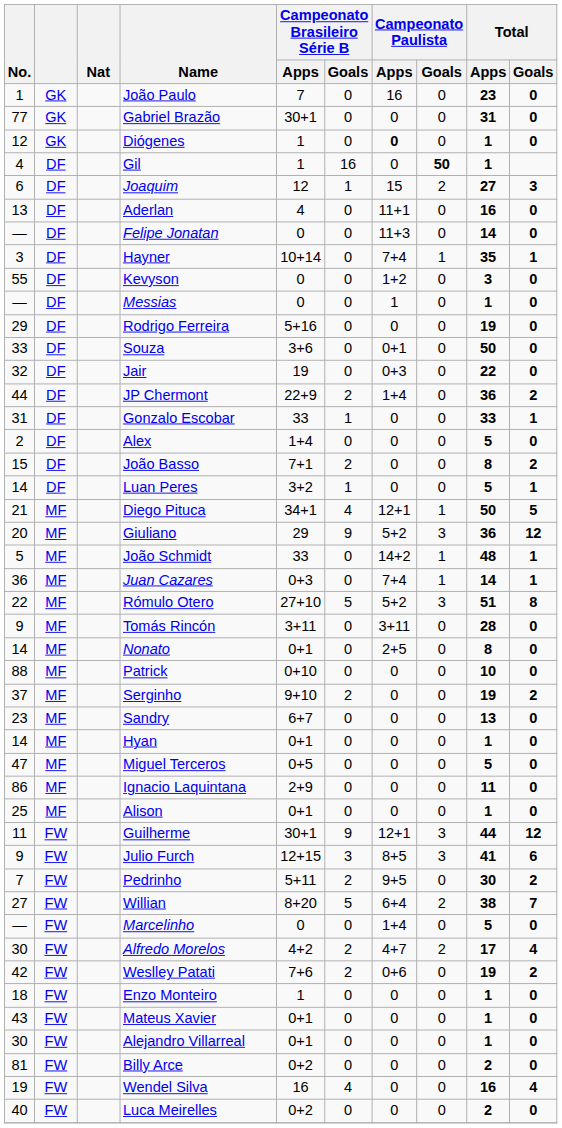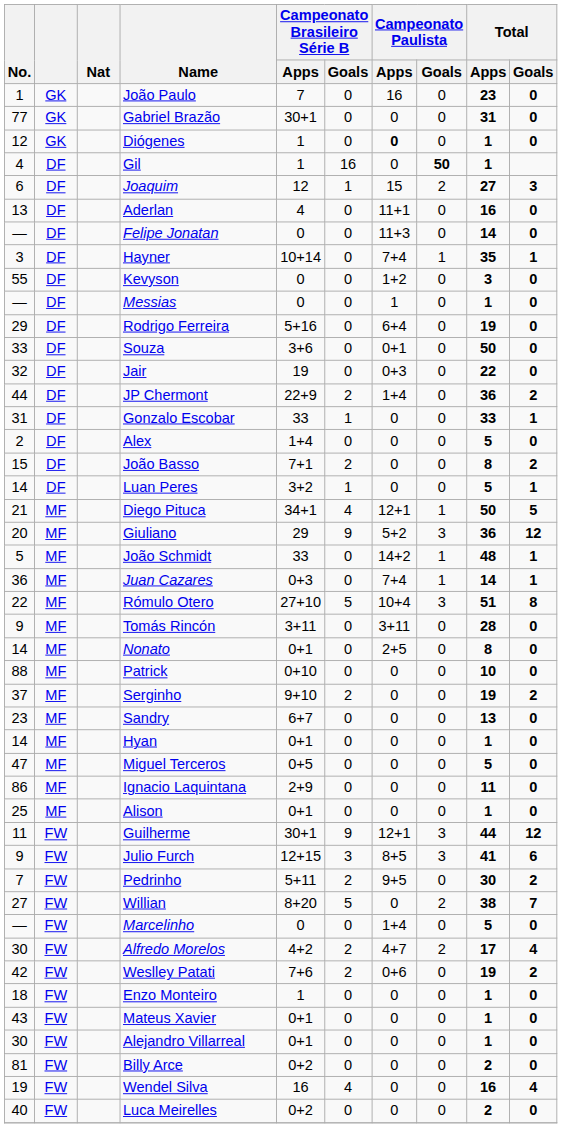(394, 325) 0 -> (394, 325) 6+4
(394, 602) 5+2 -> (394, 602) 10+4
(394, 903) 6+4 -> (394, 903) 0
